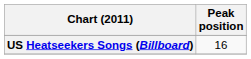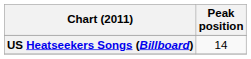(221, 44) 16 -> (221, 44) 14
